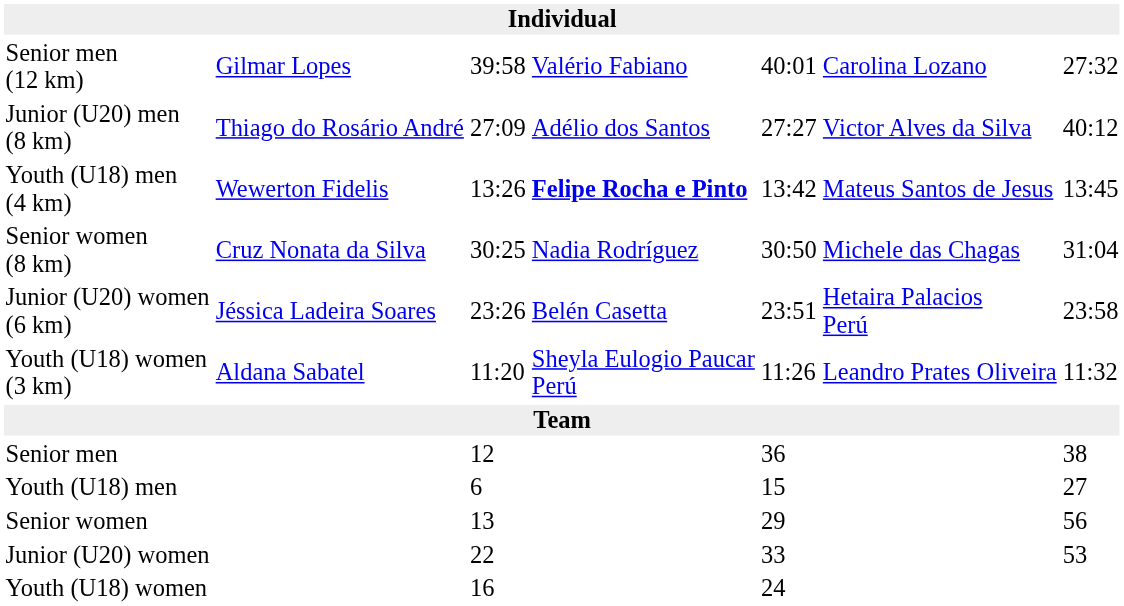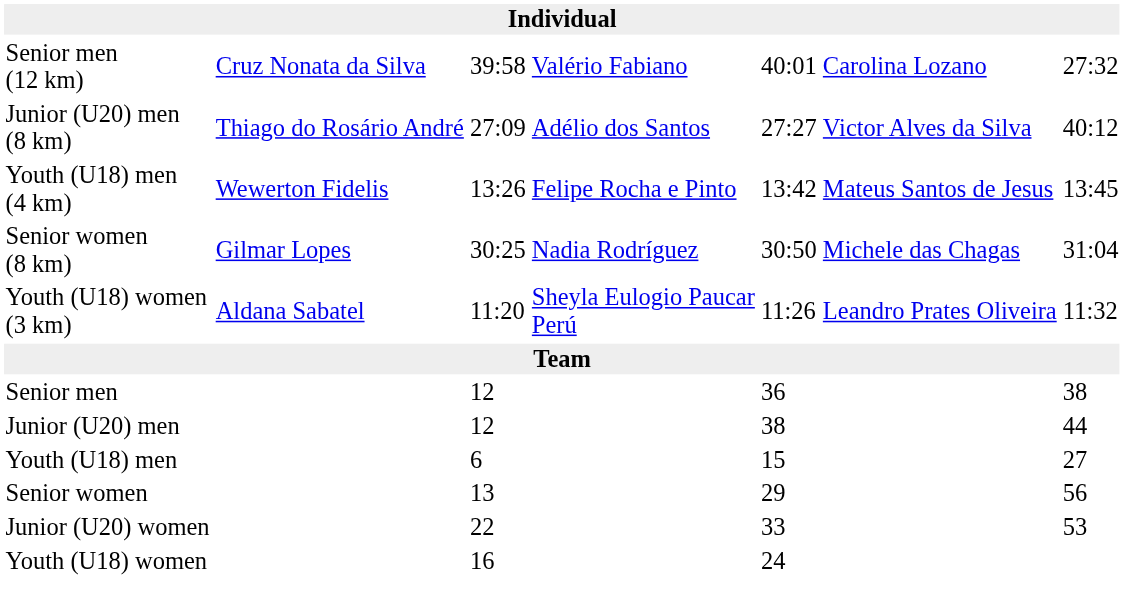(283, 66) Gilmar Lopes -> (321, 66) Cruz Nonata da Silva
(640, 188) bold -> (634, 188) normal
(321, 250) Cruz Nonata da Silva -> (283, 250) Gilmar Lopes
- row: (108, 311)
+ row: (93, 426)
